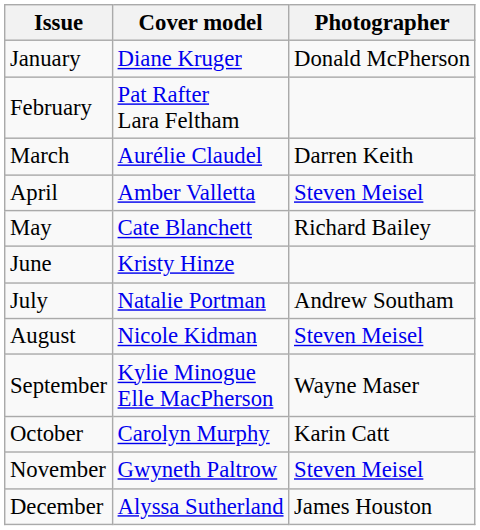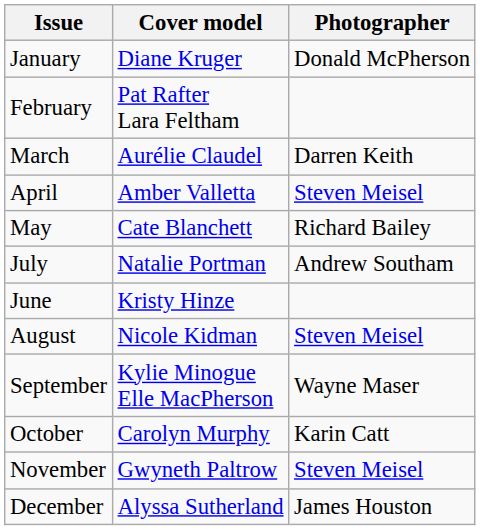rows swapped: (31, 264) <-> (29, 300)
